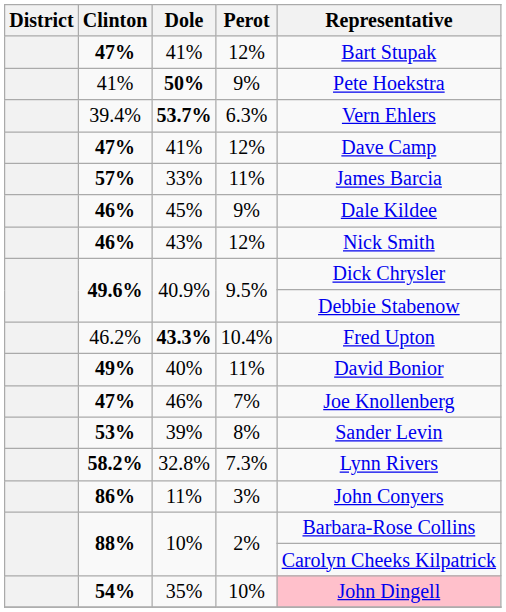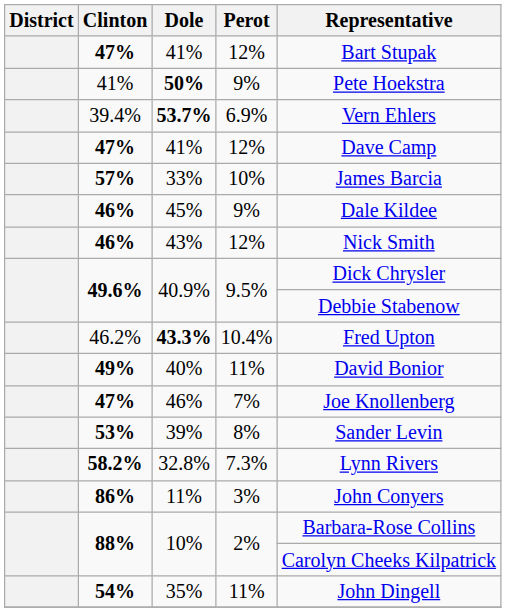(247, 115) 6.3% -> (247, 115) 6.9%
(247, 178) 11% -> (247, 178) 10%
(247, 591) 10% -> (247, 591) 11%
(389, 591) pink background -> (389, 591) no background
